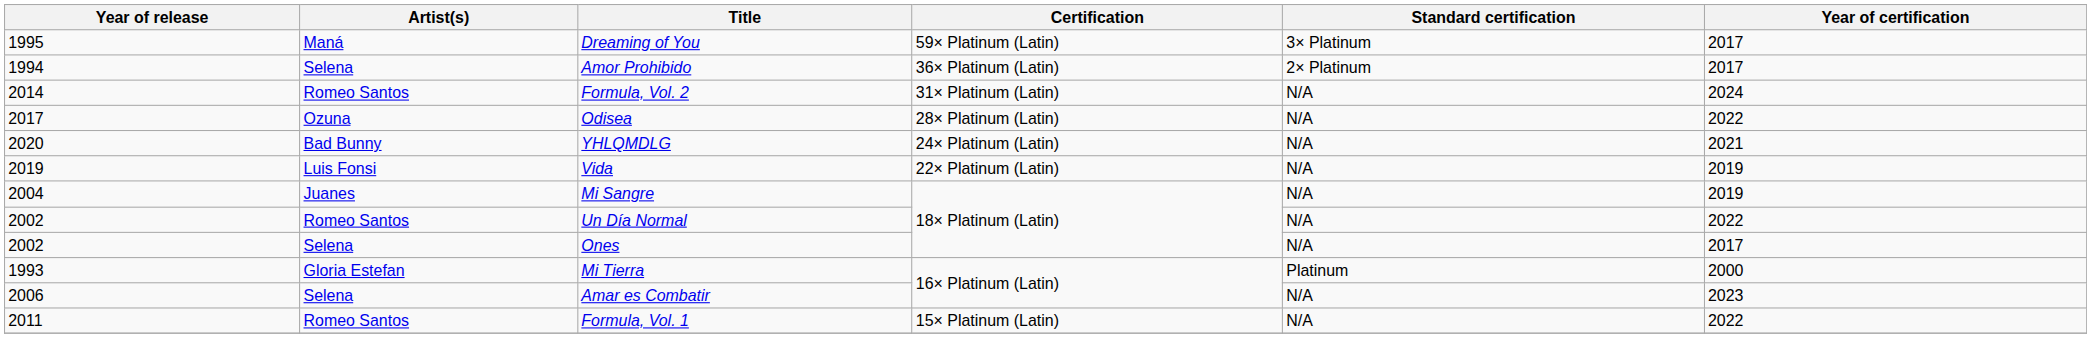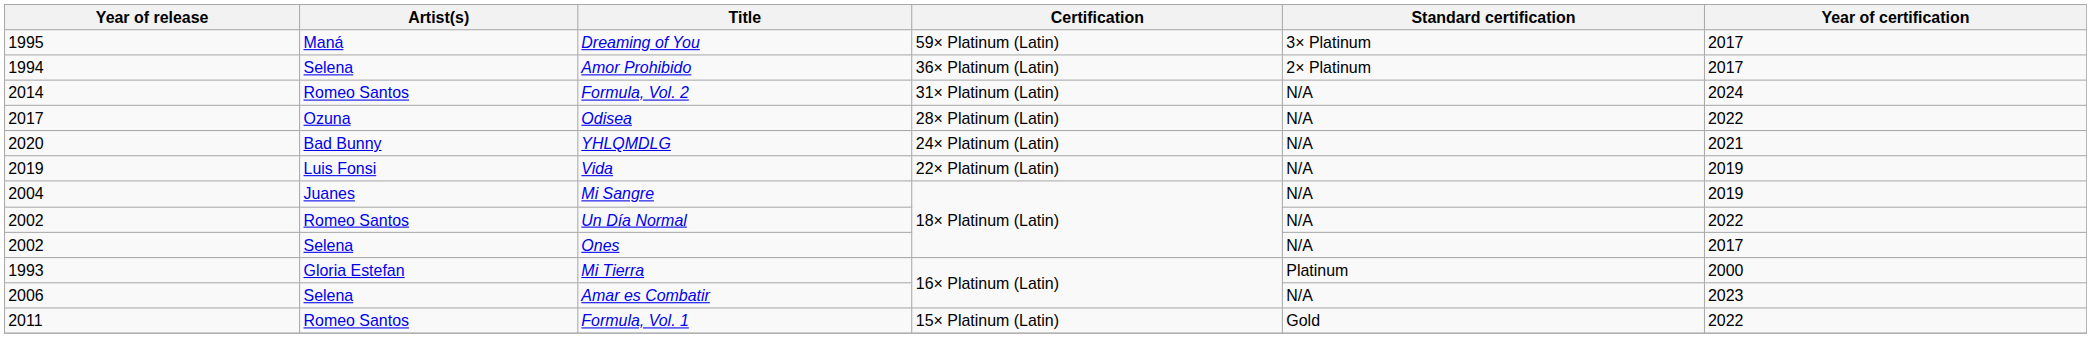(1300, 321) N/A -> (1303, 321) Gold
